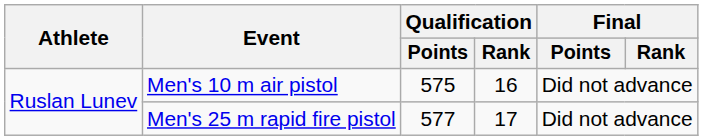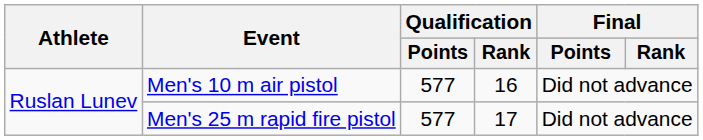(438, 86) 575 -> (438, 86) 577
